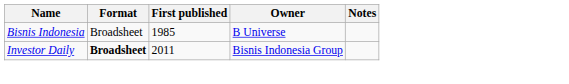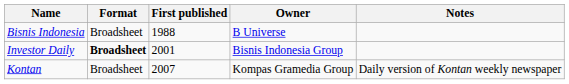(163, 32) 1985 -> (163, 32) 1988
(163, 50) 2011 -> (163, 50) 2001
+ row: (24, 69)
